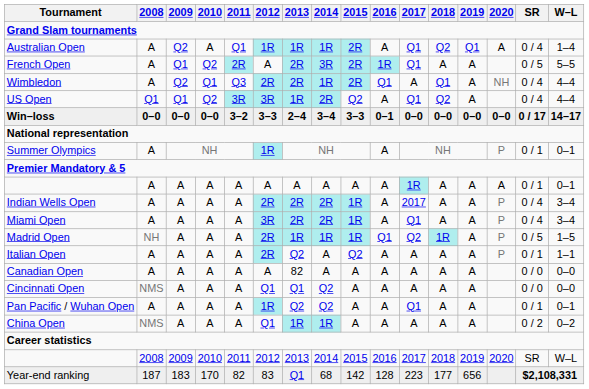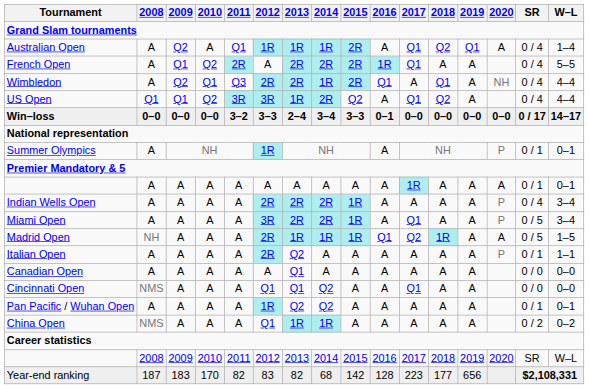(326, 64) 3R -> (326, 64) 2R
(532, 64) 0 / 5 -> (532, 64) 0 / 4
(414, 202) 2017 -> (414, 202) A
(532, 220) 0 / 4 -> (532, 220) 0 / 5
(501, 237) P -> (501, 237) A
(355, 254) Q2 -> (355, 254) A
(297, 271) 82 -> (297, 271) Q1
(414, 289) A -> (414, 289) Q1
(414, 306) Q1 -> (414, 306) A
(297, 375) Q1 -> (297, 375) 82
